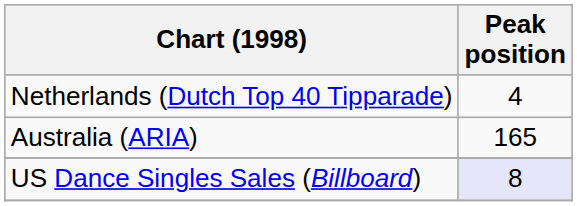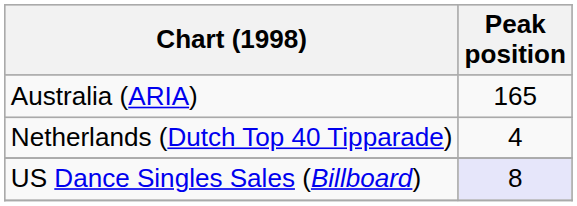rows swapped: (104, 137) <-> (232, 95)
